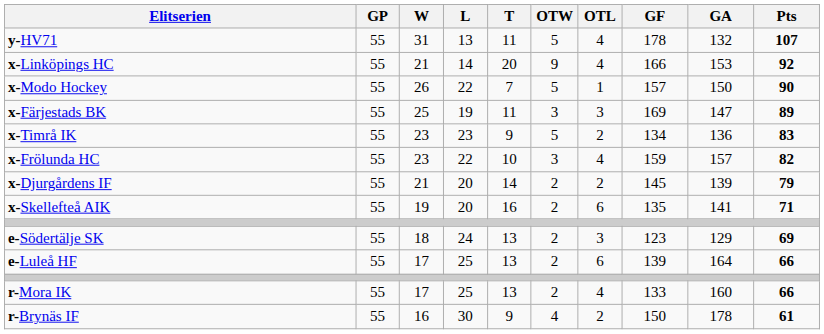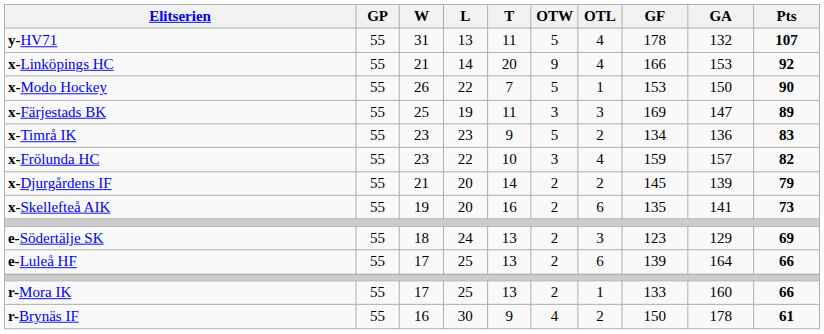(655, 87) 157 -> (655, 87) 153
(787, 207) 71 -> (787, 207) 73
(600, 292) 4 -> (600, 292) 1
